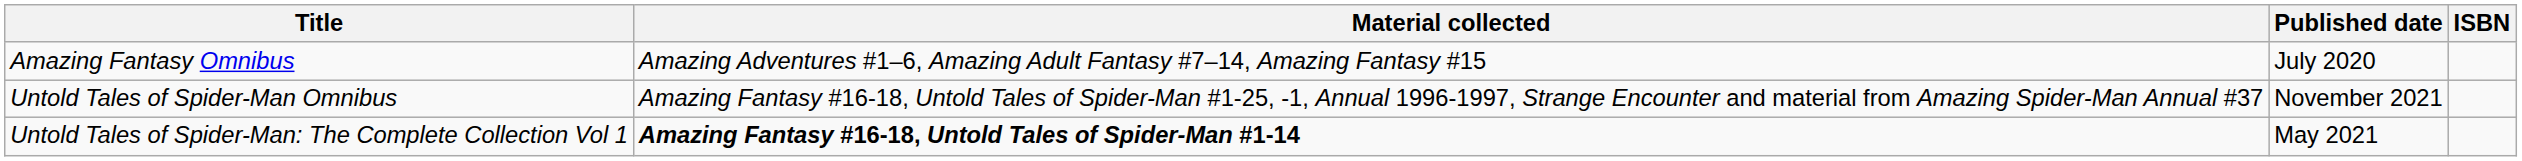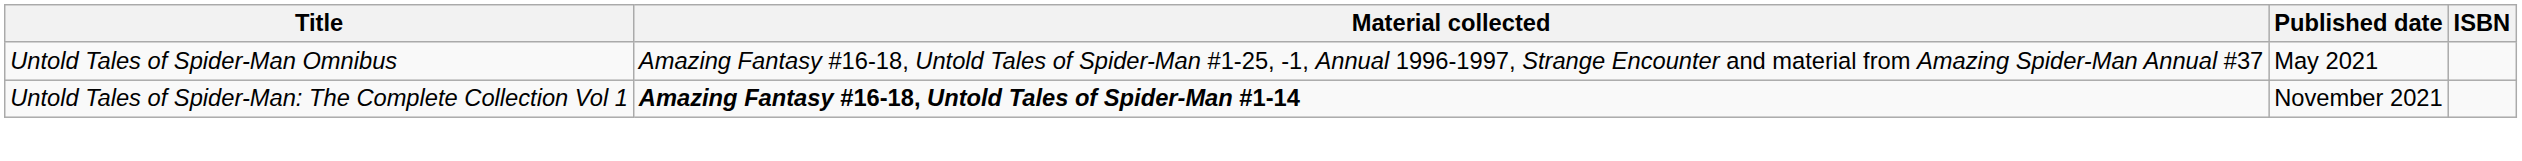- row: (152, 60)
(2358, 98) November 2021 -> (2326, 60) May 2021
(2326, 135) May 2021 -> (2358, 98) November 2021
